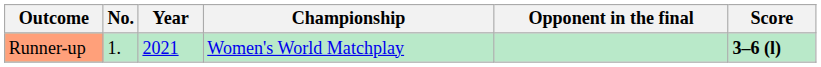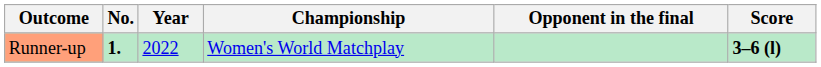(114, 47) normal -> (114, 47) bold
(161, 47) 2021 -> (161, 47) 2022
